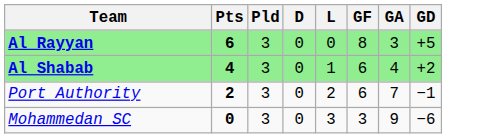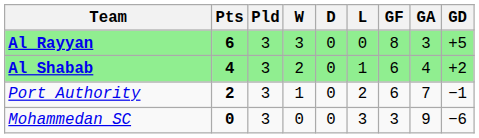+ column: (299, 17)
